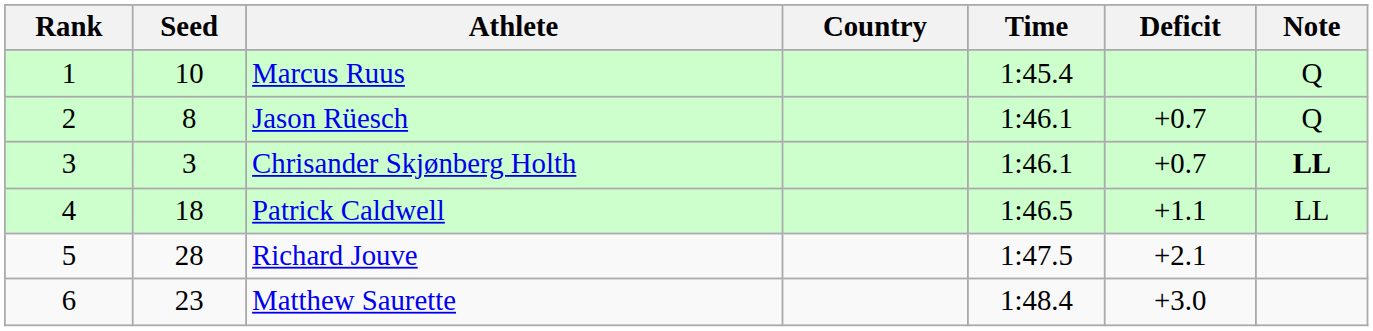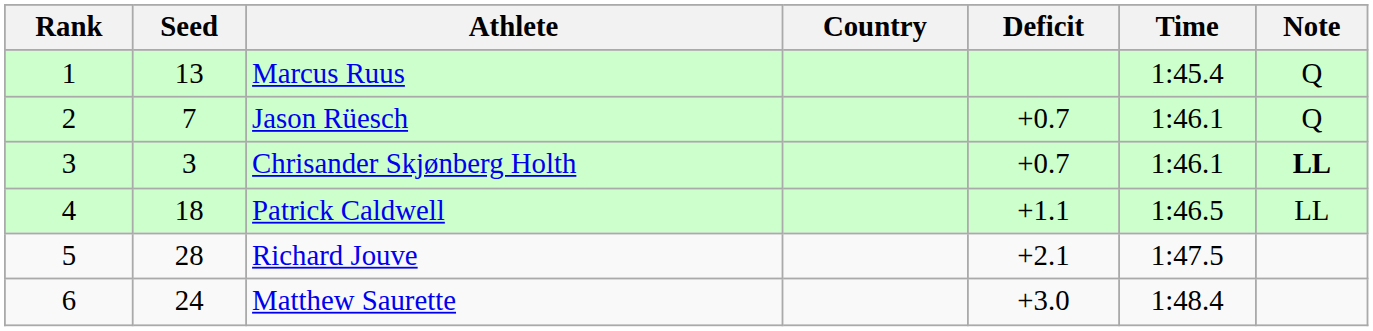columns swapped: (1036, 27) <-> (1180, 27)
(189, 73) 10 -> (189, 73) 13
(189, 118) 8 -> (189, 118) 7
(189, 301) 23 -> (189, 301) 24
